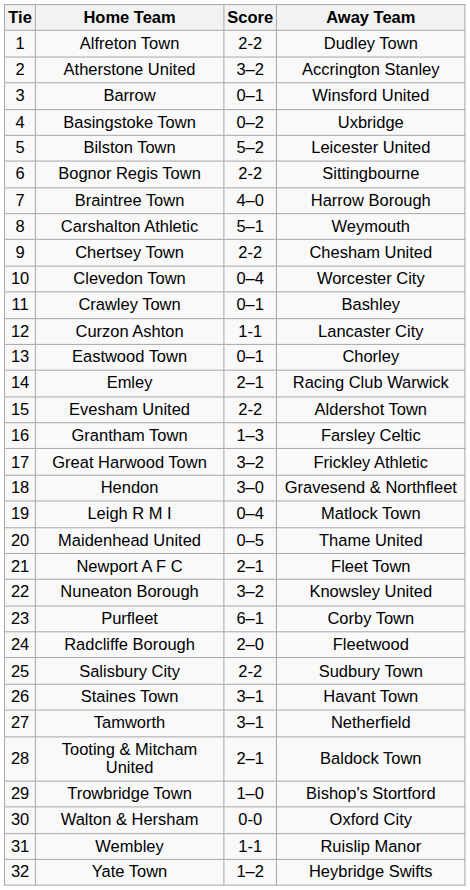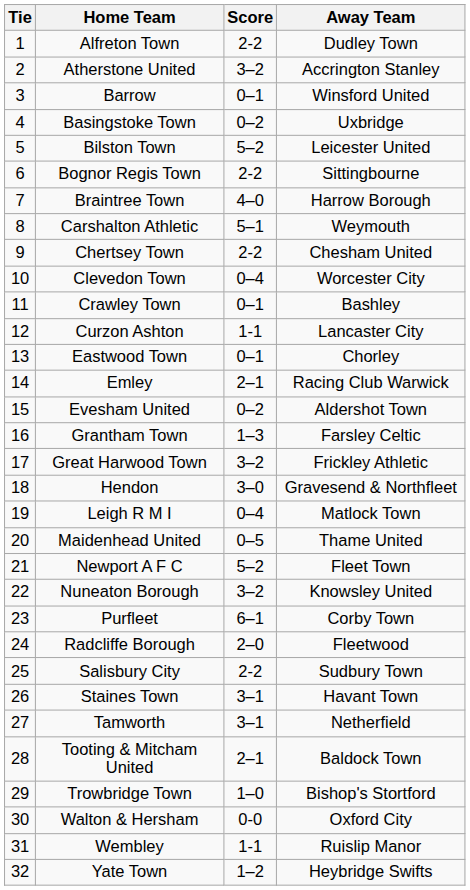(250, 409) 2-2 -> (250, 409) 0–2
(250, 566) 2–1 -> (250, 566) 5–2
